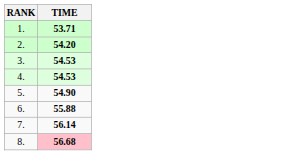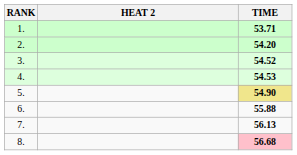+ column: (138, 12)
(65, 61) 54.53 -> (265, 61) 54.52
(65, 93) no background -> (265, 93) khaki background
(65, 126) 56.14 -> (265, 126) 56.13
